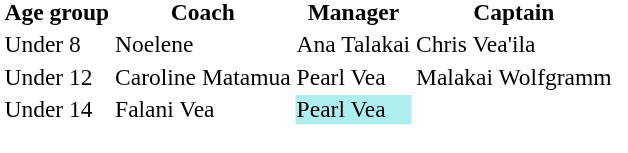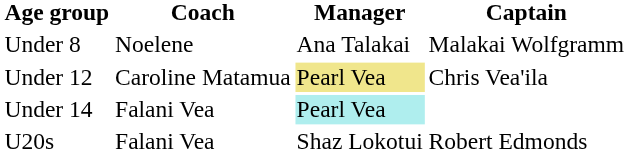(476, 44) Chris Vea'ila -> (526, 44) Malakai Wolfgramm
(341, 77) no background -> (341, 77) khaki background
(514, 77) Malakai Wolfgramm -> (488, 77) Chris Vea'ila
+ row: (29, 141)
